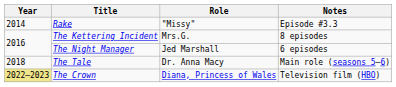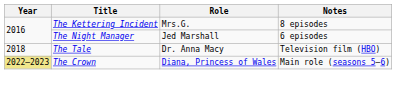- row: (62, 24)
(335, 62) Main role (seasons 5–6) -> (330, 50) Television film (HBO)
(330, 75) Television film (HBO) -> (335, 62) Main role (seasons 5–6)
